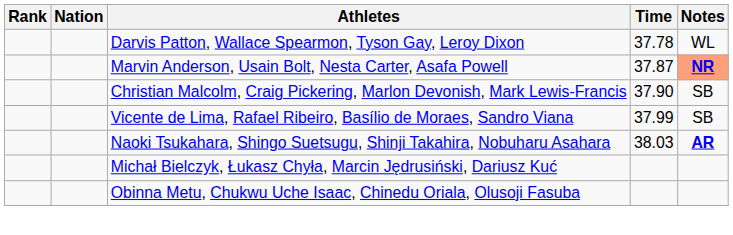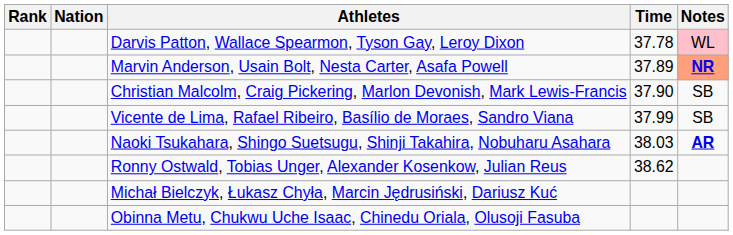(703, 42) no background -> (703, 42) pink background
(654, 67) 37.87 -> (654, 67) 37.89
+ row: (339, 167)
